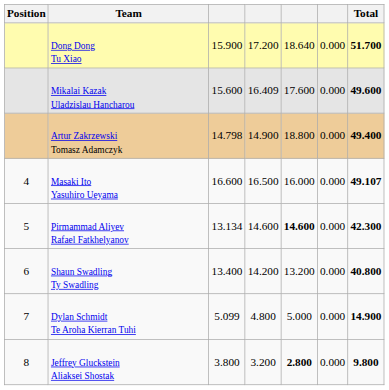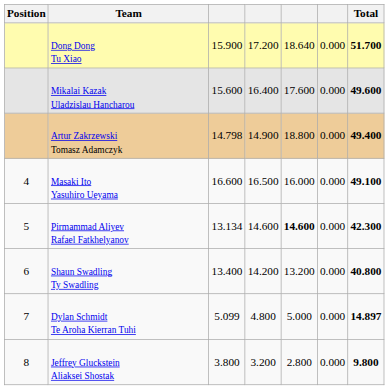(263, 91) 16.409 -> (263, 91) 16.400
(366, 181) 49.107 -> (366, 181) 49.100
(366, 316) 14.900 -> (366, 316) 14.897
(299, 362) bold -> (299, 362) normal
